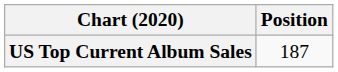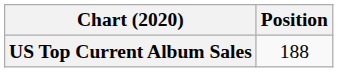(294, 50) 187 -> (294, 50) 188
